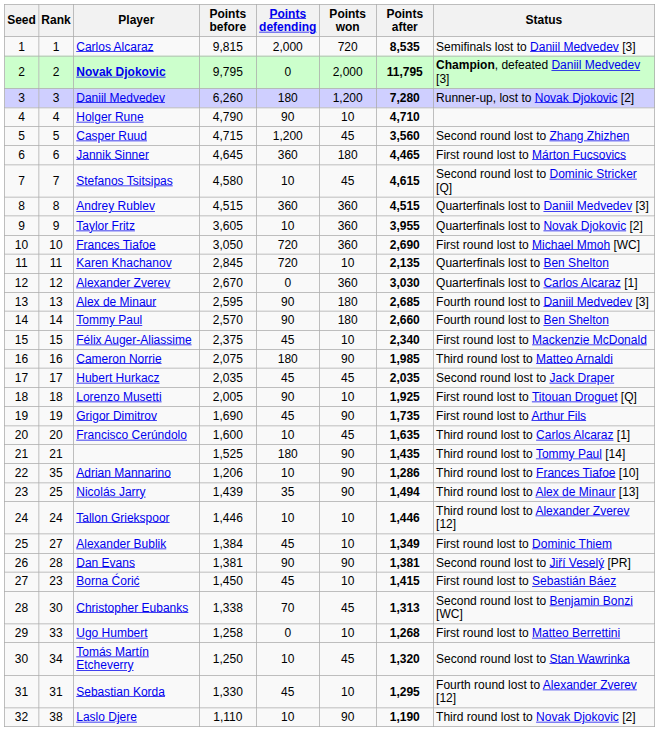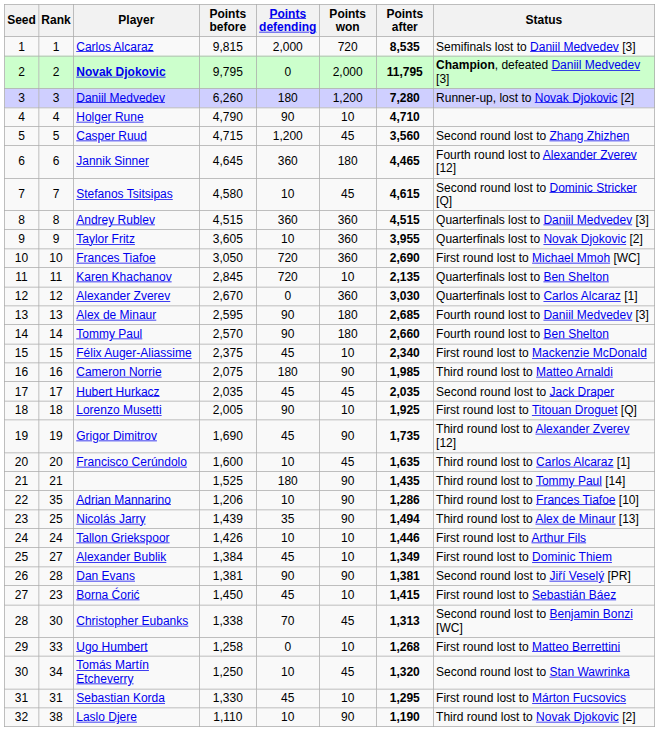(531, 155) First round lost to Márton Fucsovics -> (536, 161) Fourth round lost to Alexander Zverev [12]
(511, 416) First round lost to Arthur Fils -> (533, 436) Third round lost to Alexander Zverev [12]
(228, 518) 1,446 -> (228, 538) 1,426
(533, 518) Third round lost to Alexander Zverev [12] -> (511, 538) First round lost to Arthur Fils
(536, 691) Fourth round lost to Alexander Zverev [12] -> (531, 698) First round lost to Márton Fucsovics
